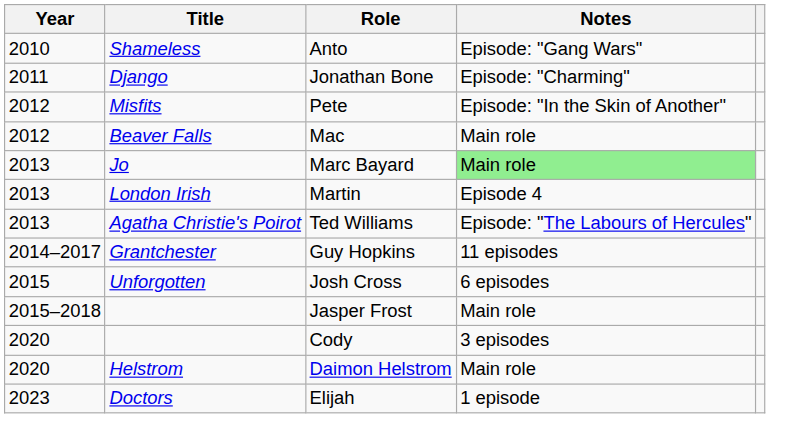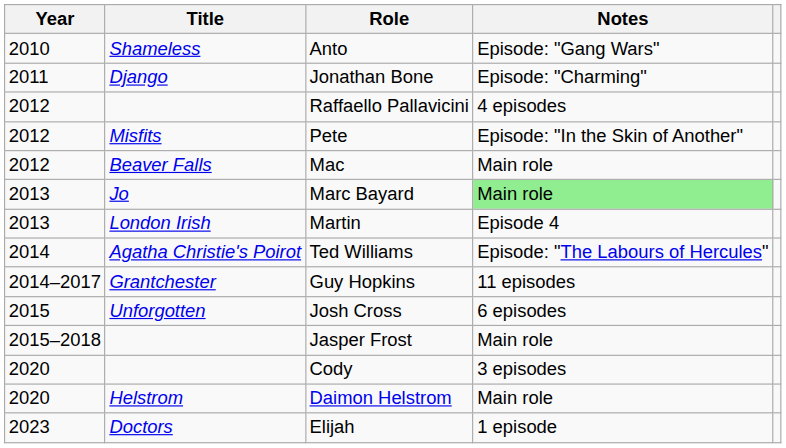+ row: (389, 106)
(29, 223) 2013 -> (29, 252) 2014
